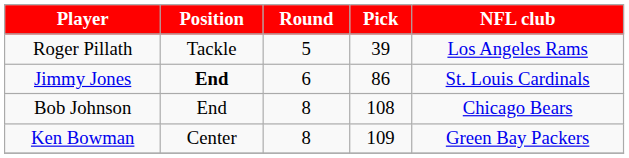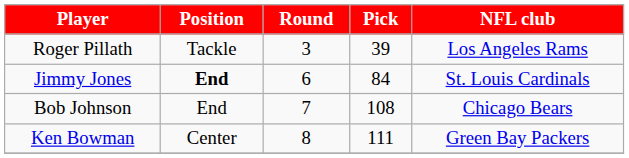(306, 49) 5 -> (306, 49) 3
(381, 78) 86 -> (381, 78) 84
(306, 108) 8 -> (306, 108) 7
(381, 138) 109 -> (381, 138) 111
